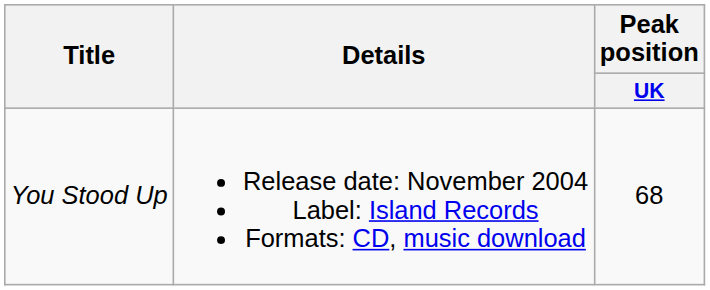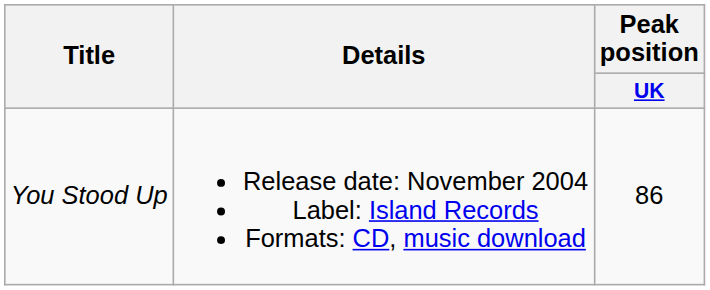(649, 195) 68 -> (649, 195) 86
